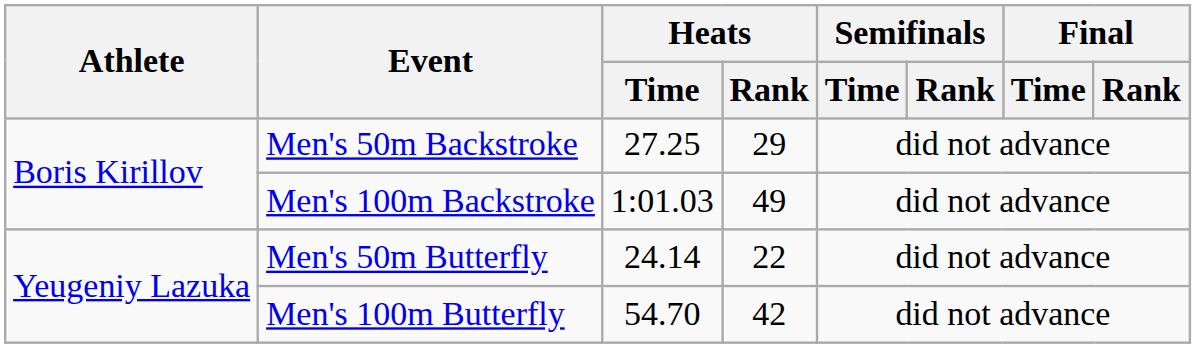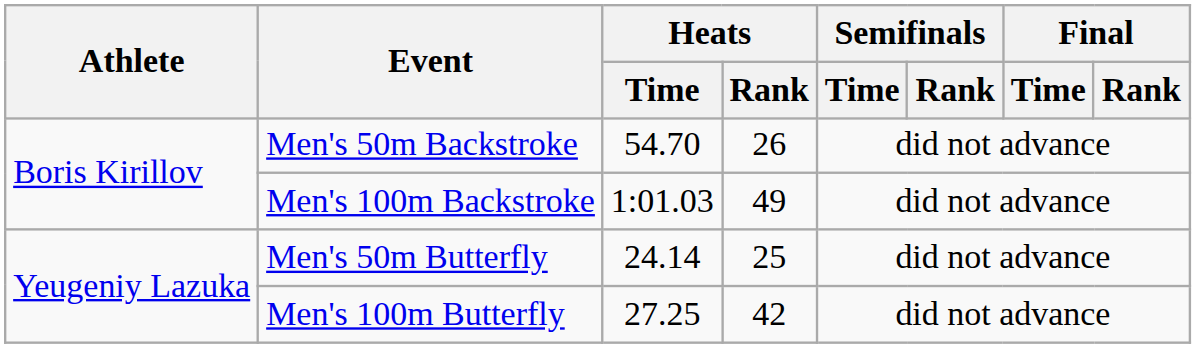(662, 145) 27.25 -> (662, 145) 54.70
(769, 145) 29 -> (769, 145) 26
(769, 257) 22 -> (769, 257) 25
(662, 313) 54.70 -> (662, 313) 27.25
